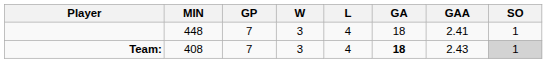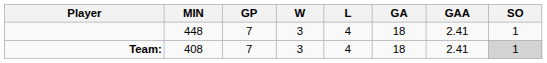(399, 49) bold -> (399, 49) normal
(457, 49) 2.43 -> (457, 49) 2.41
